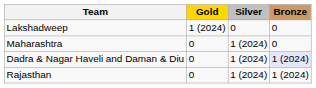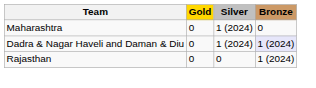- row: (37, 28)
(249, 75) 1 (2024) -> (219, 59) 0
